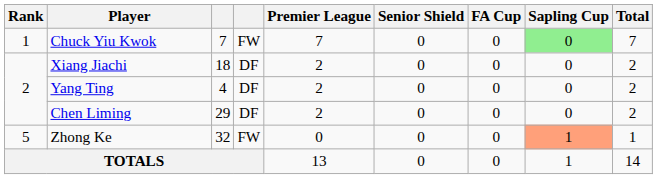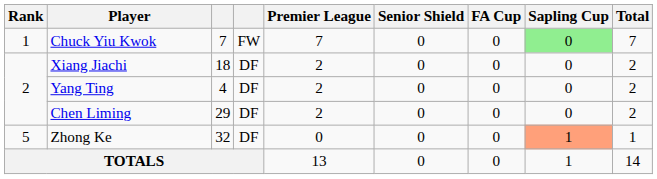(249, 137) FW -> (249, 137) DF
